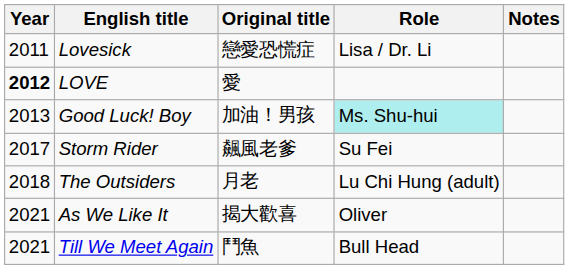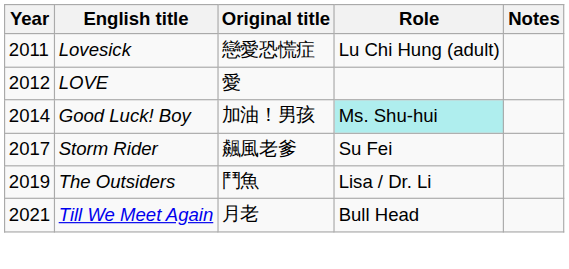(385, 50) Lisa / Dr. Li -> (419, 50) Lu Chi Hung (adult)
(30, 83) bold -> (30, 83) normal
(30, 116) 2013 -> (30, 116) 2014
(30, 182) 2018 -> (30, 182) 2019
(240, 181) 月老 -> (240, 181) 鬥魚
(419, 182) Lu Chi Hung (adult) -> (385, 182) Lisa / Dr. Li
- row: (113, 214)
(240, 247) 鬥魚 -> (240, 214) 月老
